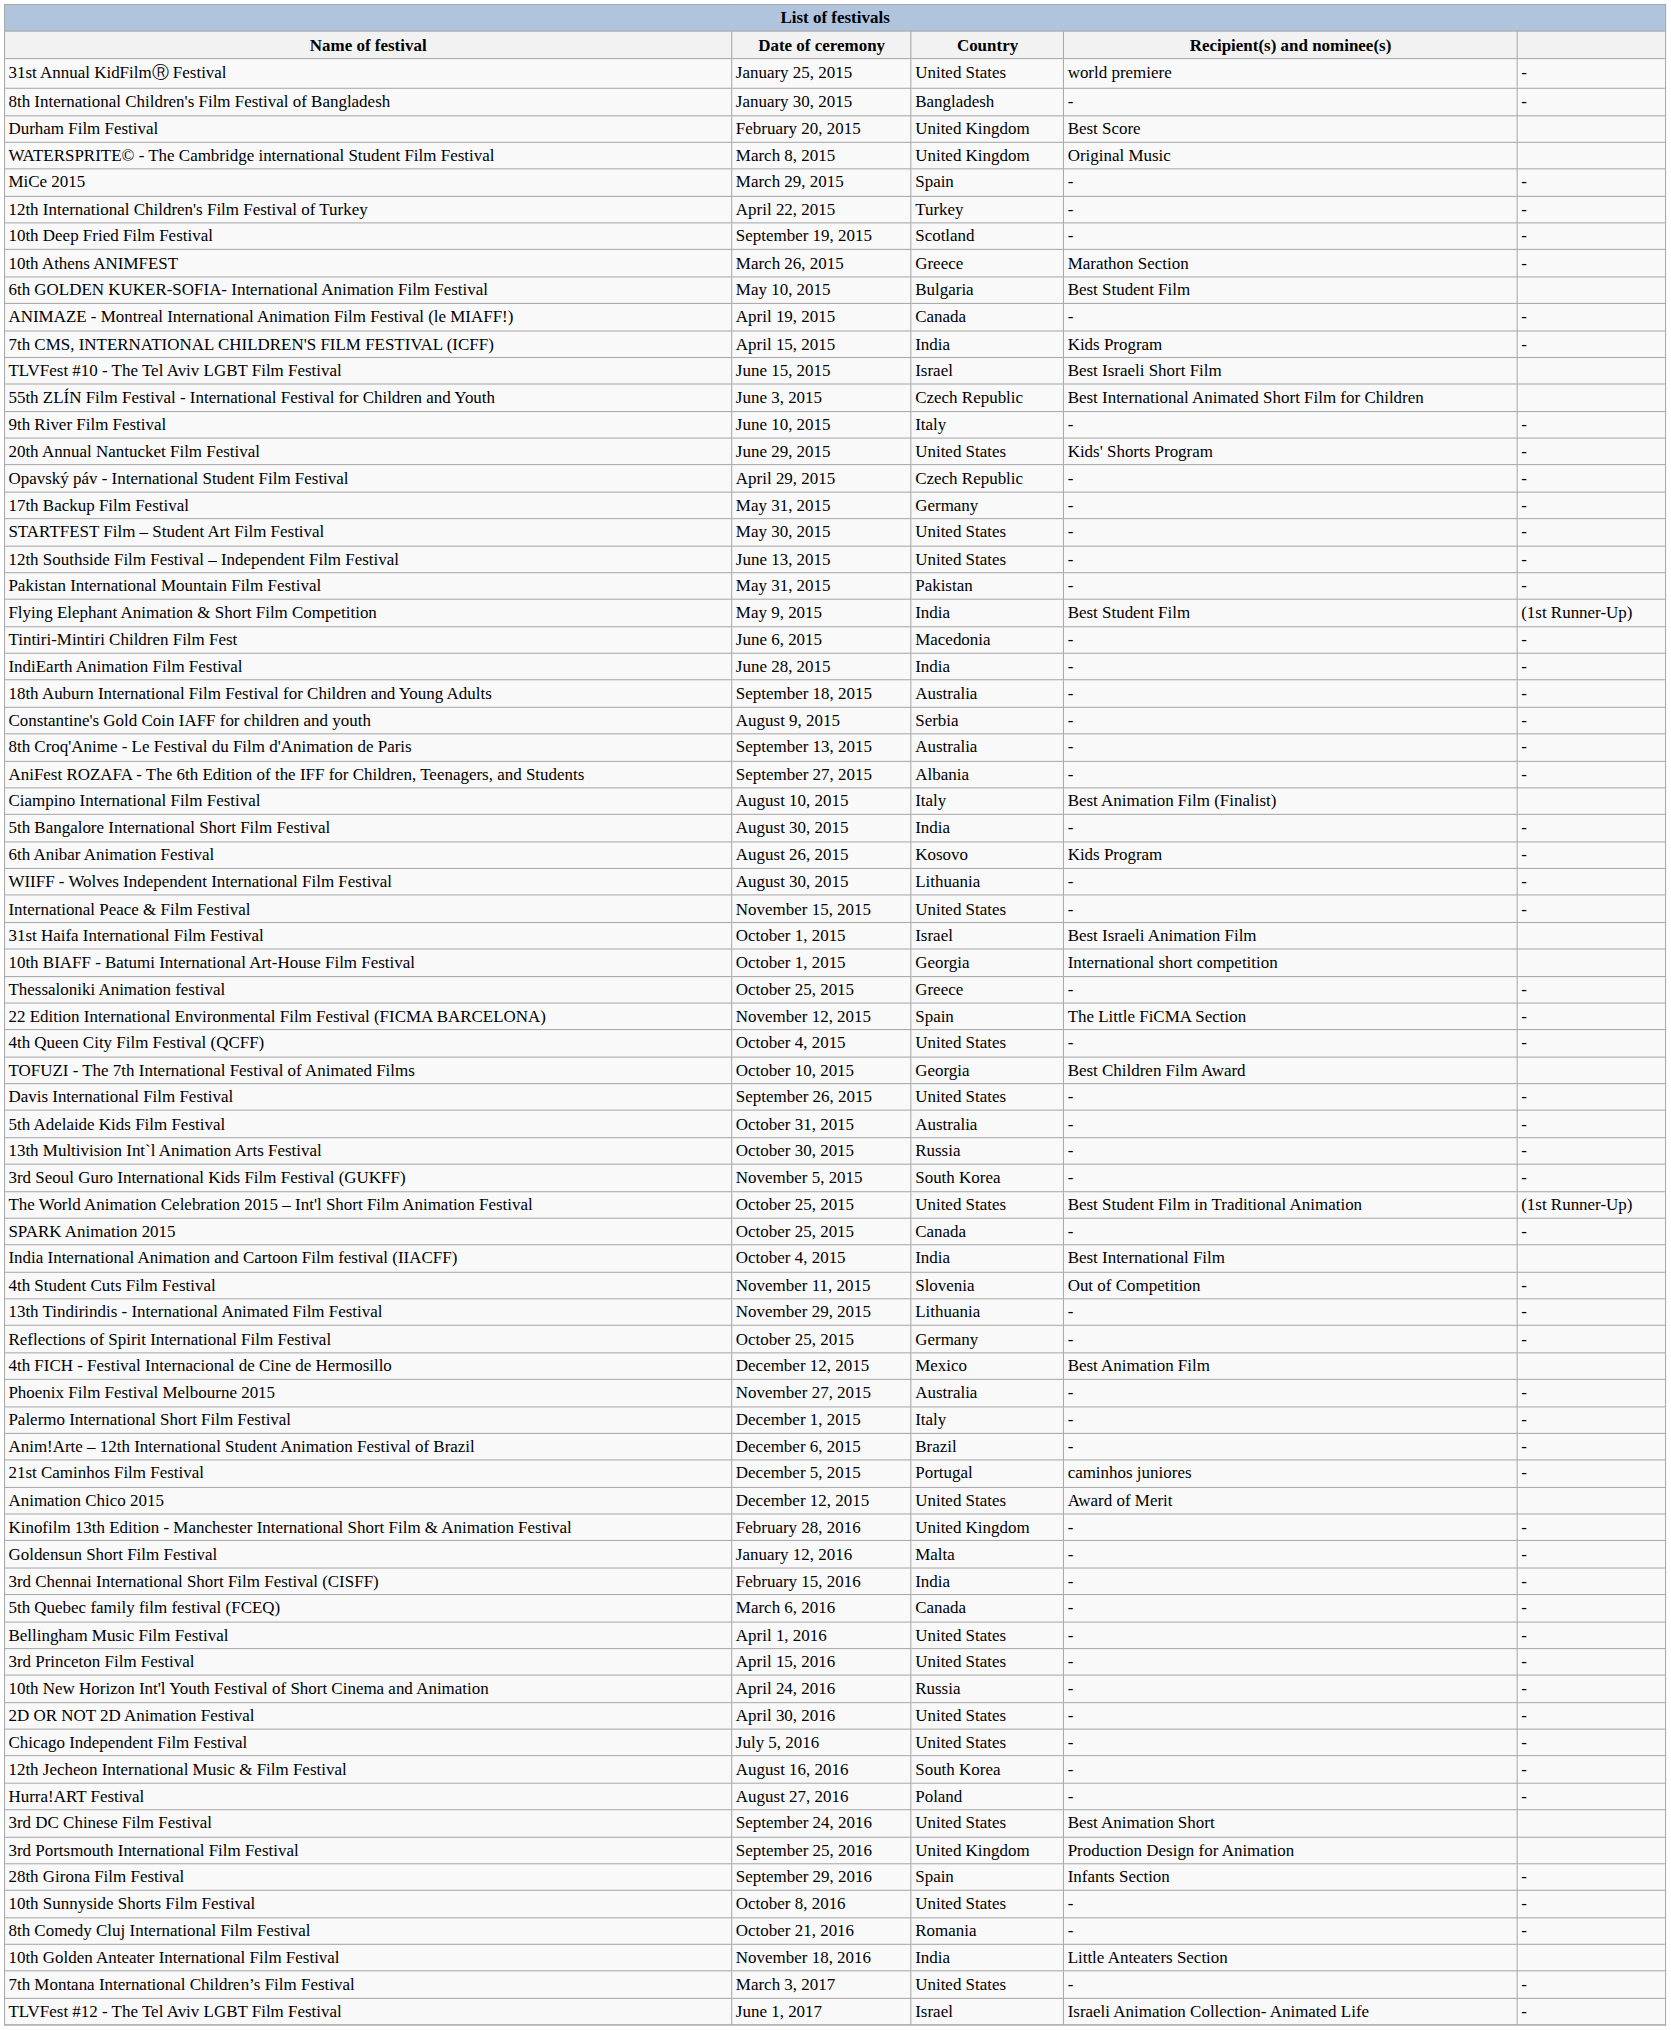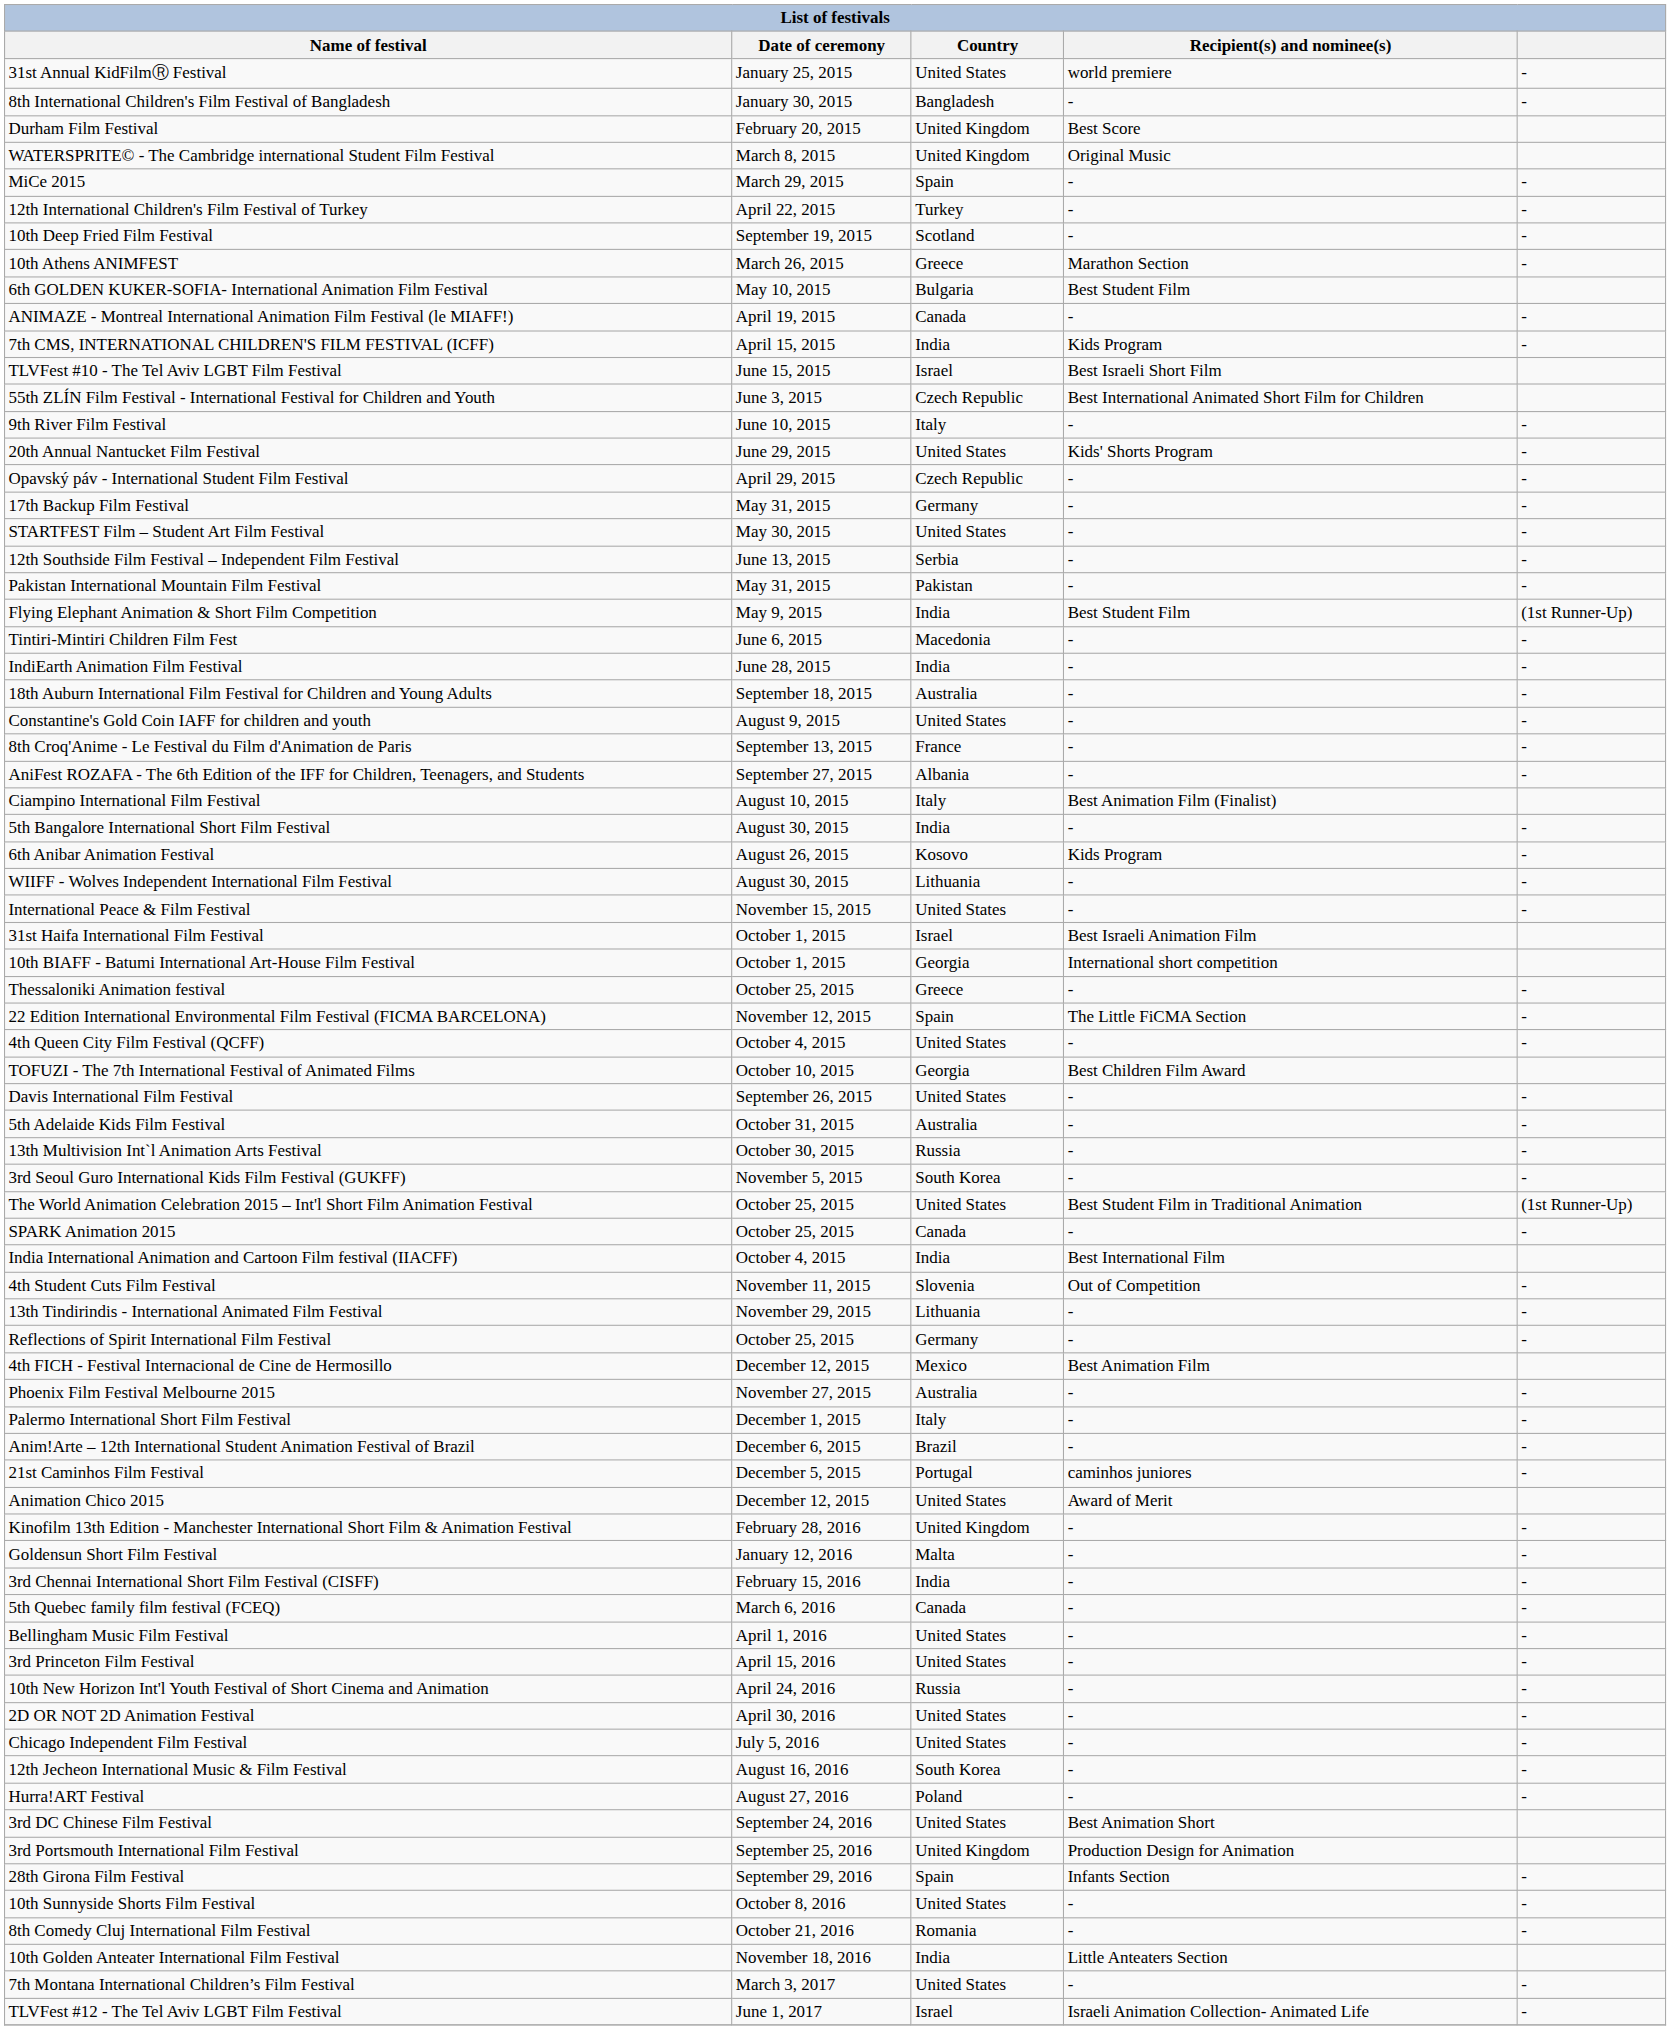(961, 559) United States -> (937, 559) Serbia
(937, 720) Serbia -> (961, 720) United States
(946, 747) Australia -> (938, 747) France
